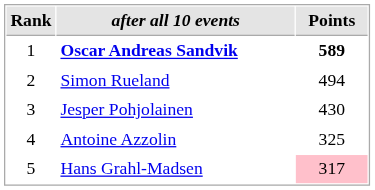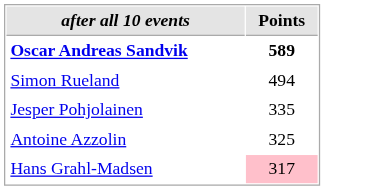- column: (31, 20)
(332, 110) 430 -> (282, 110) 335
